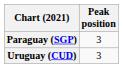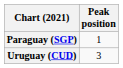(99, 39) 3 -> (99, 39) 1
